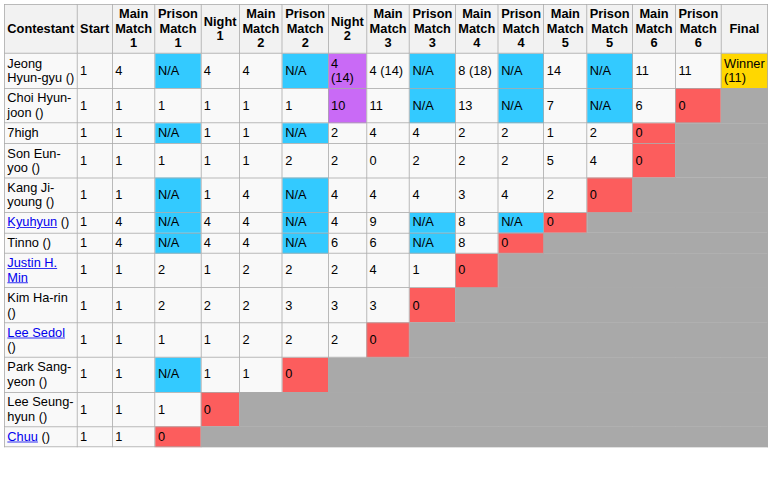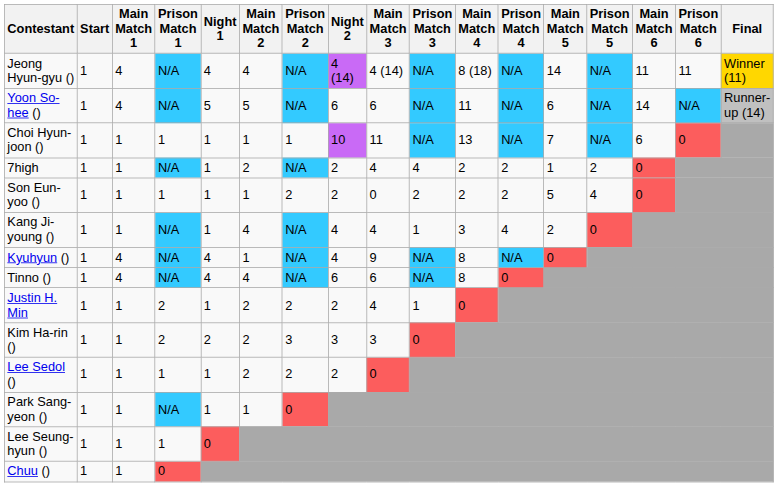+ row: (33, 105)
(246, 133) 1 -> (246, 167) 2
(416, 195) 4 -> (416, 230) 1
(246, 222) 4 -> (246, 257) 1
